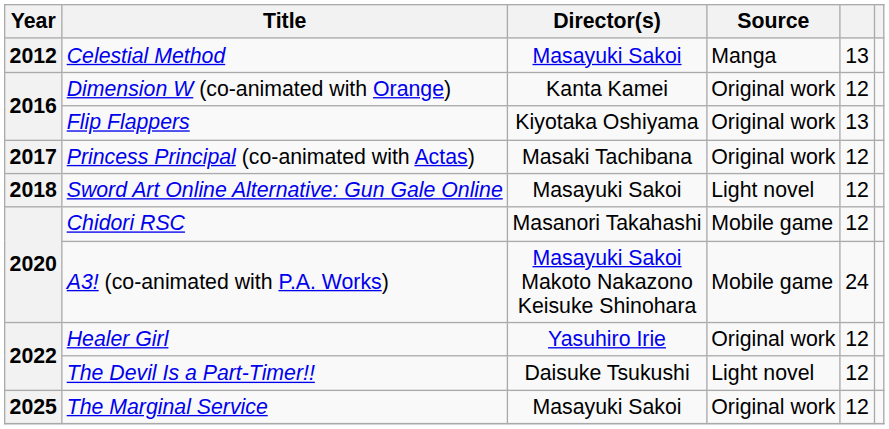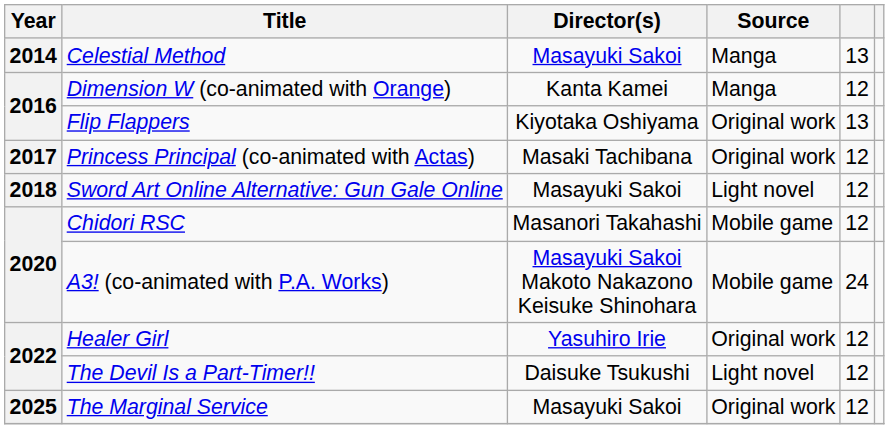(33, 55) 2012 -> (33, 55) 2014
(773, 88) Original work -> (744, 88) Manga
